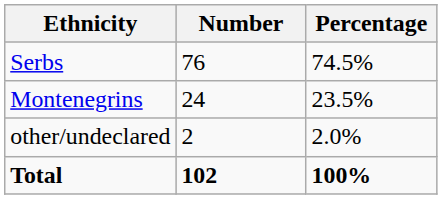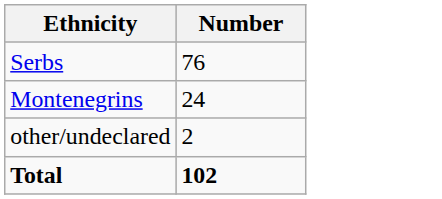- column: (371, 23)
